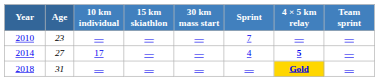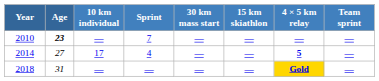columns swapped: (149, 17) <-> (249, 17)
(60, 38) normal -> (60, 38) bold
